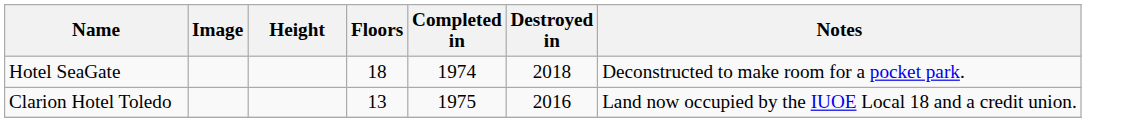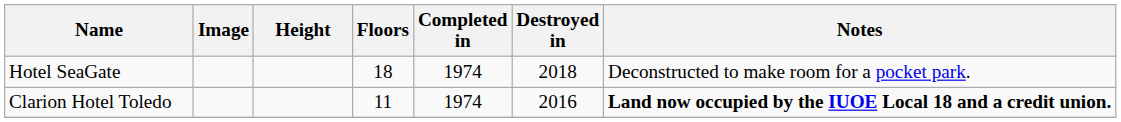(377, 102) 13 -> (383, 102) 11
(457, 102) 1975 -> (463, 102) 1974
(839, 102) normal -> (860, 102) bold
